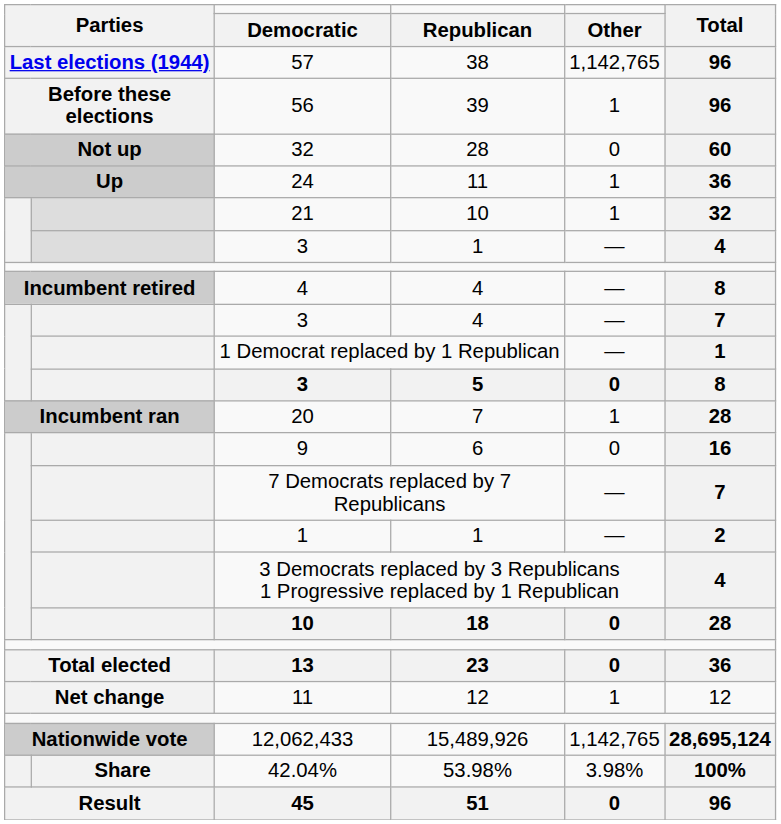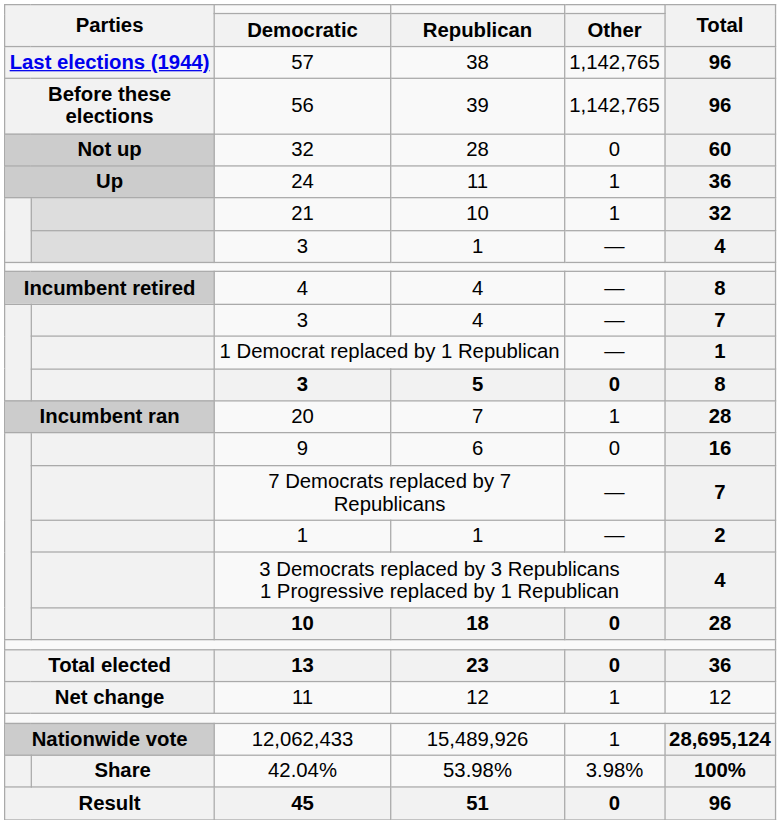(615, 105) 1 -> (615, 105) 1,142,765
(615, 738) 1,142,765 -> (615, 738) 1
